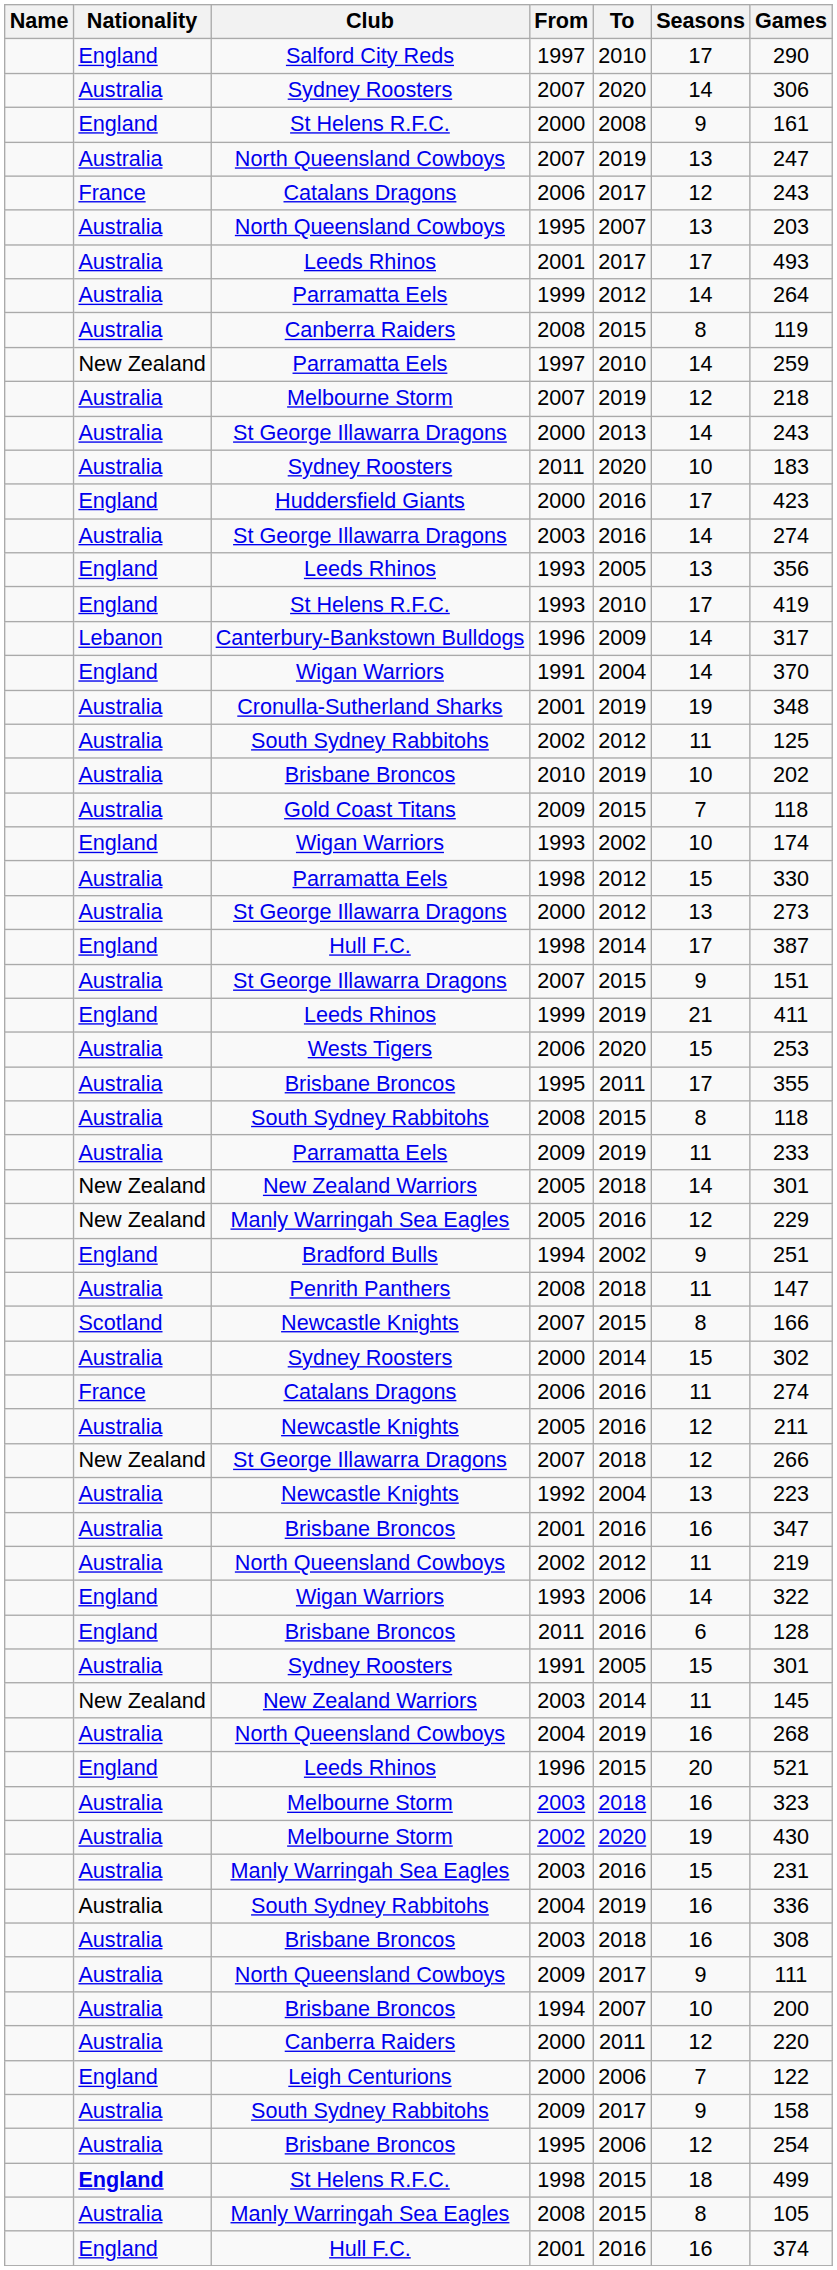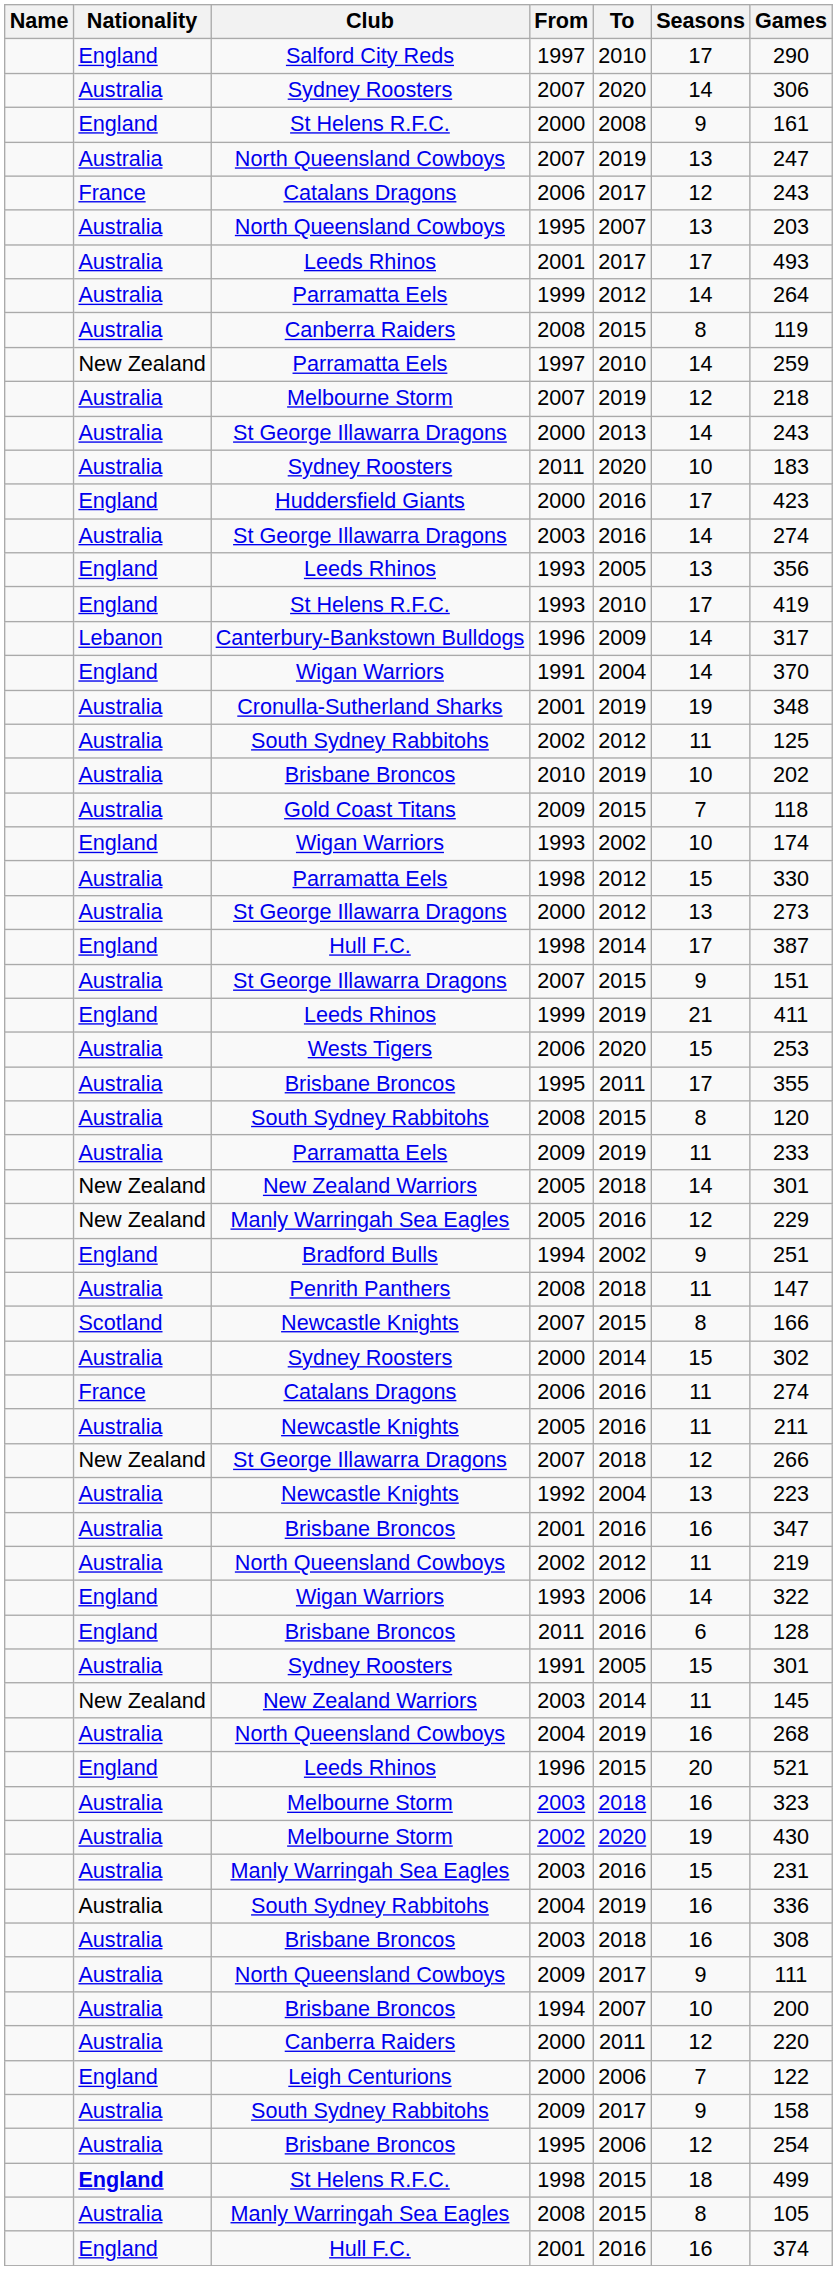(791, 1117) 118 -> (791, 1117) 120
(701, 1426) 12 -> (701, 1426) 11
